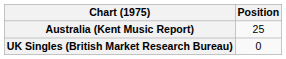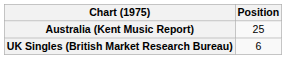(258, 46) 0 -> (258, 46) 6
